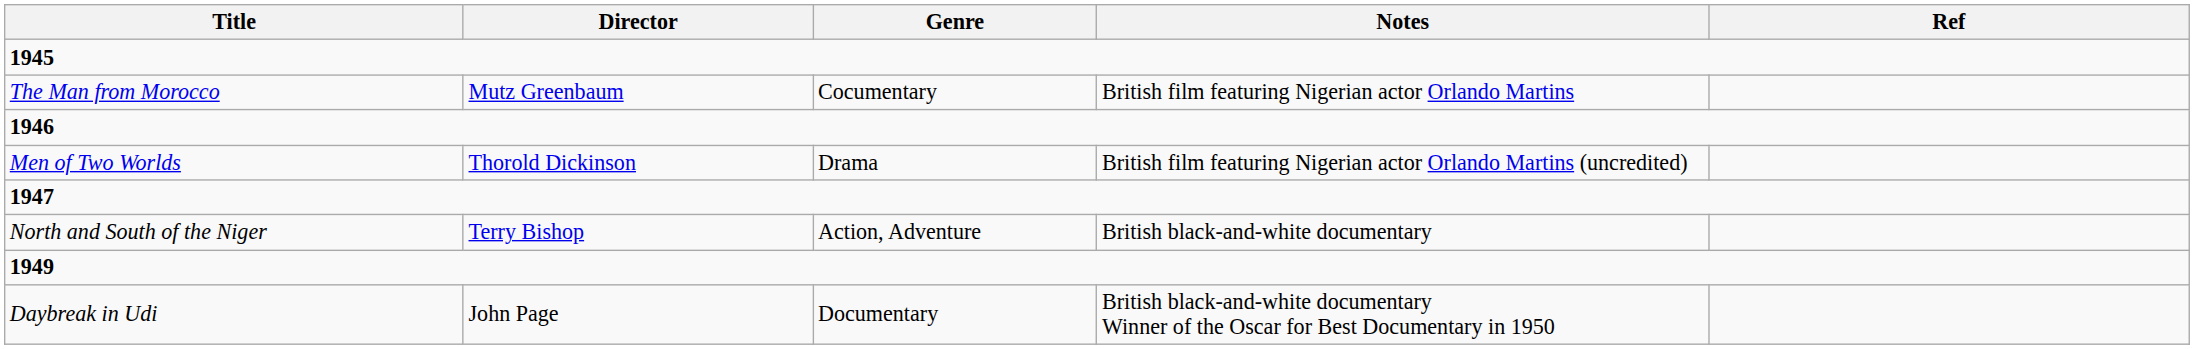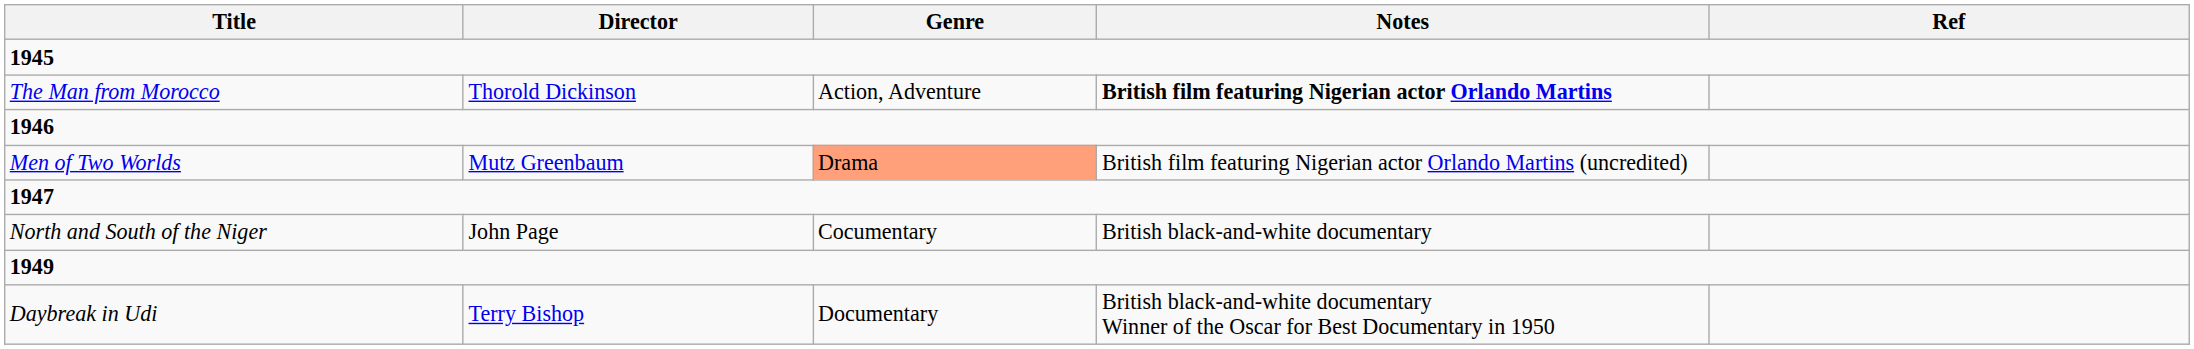(546, 92) Mutz Greenbaum -> (552, 92) Thorold Dickinson
(878, 92) Cocumentary -> (900, 92) Action, Adventure
(1338, 92) normal -> (1357, 92) bold
(552, 162) Thorold Dickinson -> (546, 162) Mutz Greenbaum
(848, 162) no background -> (848, 162) lightsalmon background
(526, 232) Terry Bishop -> (514, 232) John Page
(900, 232) Action, Adventure -> (878, 232) Cocumentary
(514, 314) John Page -> (526, 314) Terry Bishop
